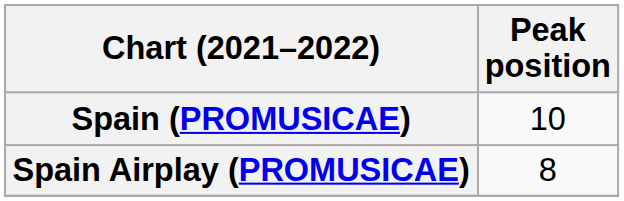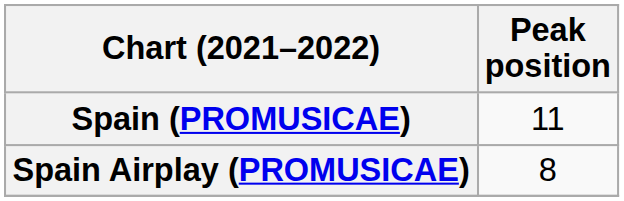(548, 118) 10 -> (548, 118) 11
